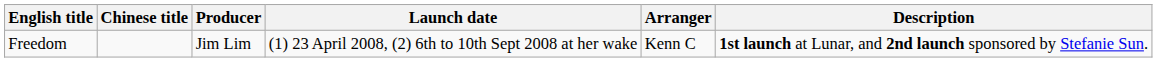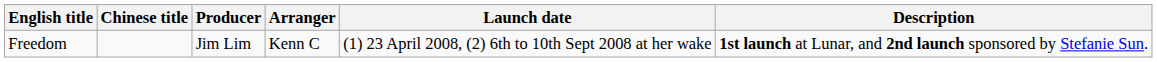columns swapped: (678, 17) <-> (453, 17)
